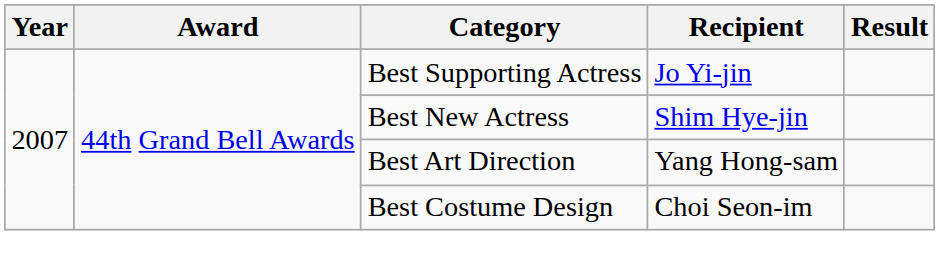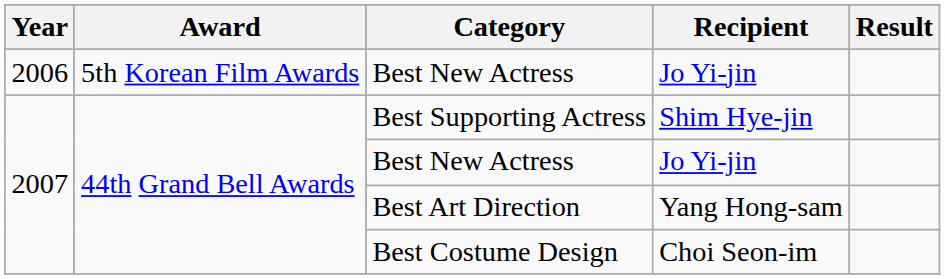+ row: (40, 71)
(703, 71) Jo Yi-jin -> (736, 116) Shim Hye-jin
(731, 116) Shim Hye-jin -> (708, 161) Jo Yi-jin
